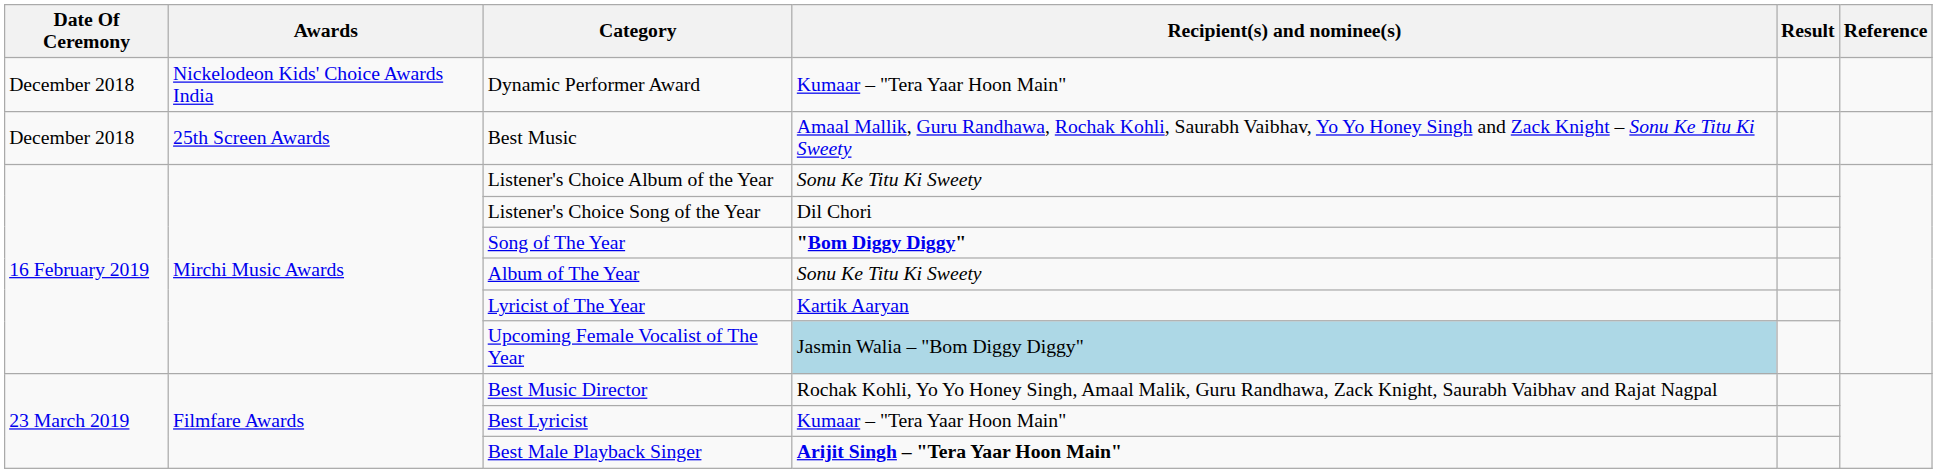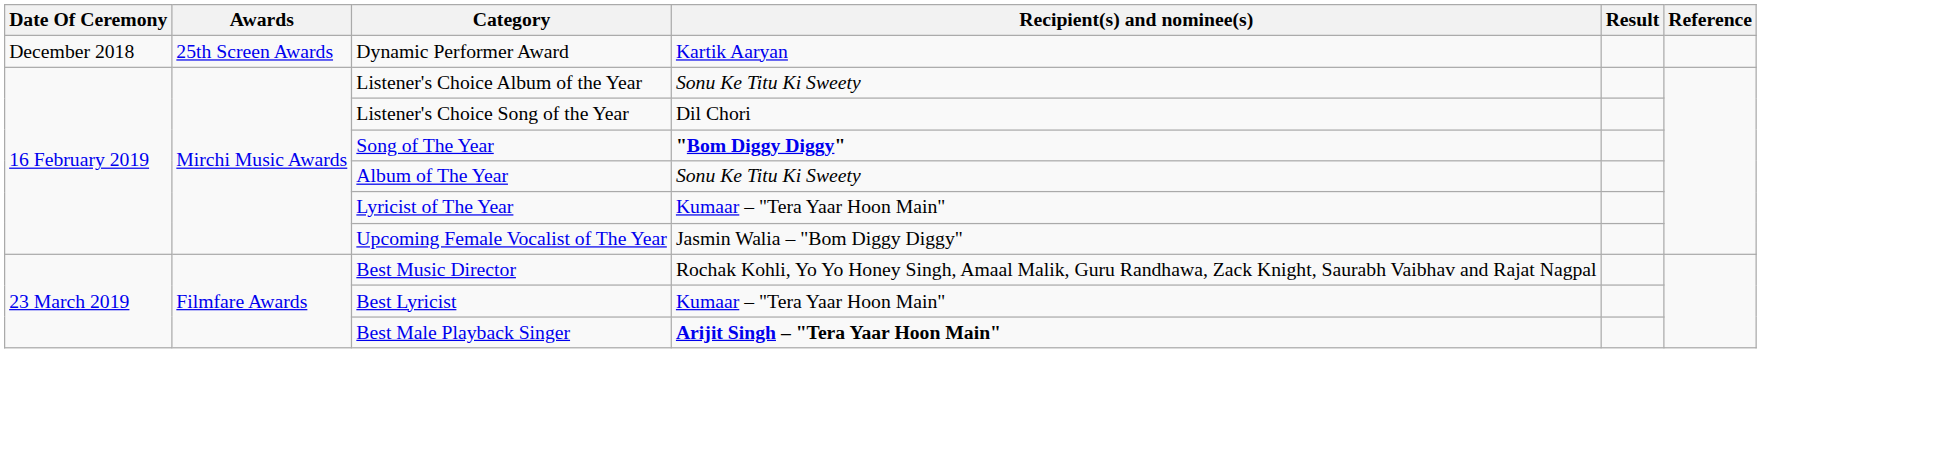(308, 84) Nickelodeon Kids' Choice Awards India -> (255, 51) 25th Screen Awards
(932, 84) Kumaar – "Tera Yaar Hoon Main" -> (732, 51) Kartik Aaryan
- row: (532, 137)
(853, 305) Kartik Aaryan -> (811, 207) Kumaar – "Tera Yaar Hoon Main"
(940, 347) lightblue background -> (819, 238) no background
